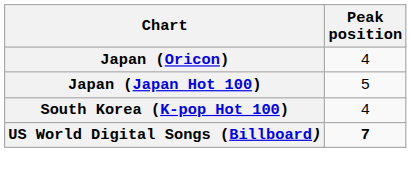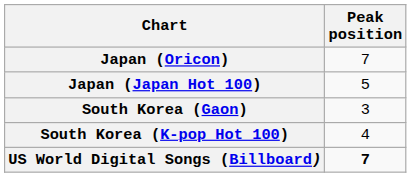(365, 60) 4 -> (365, 60) 7
+ row: (165, 110)
